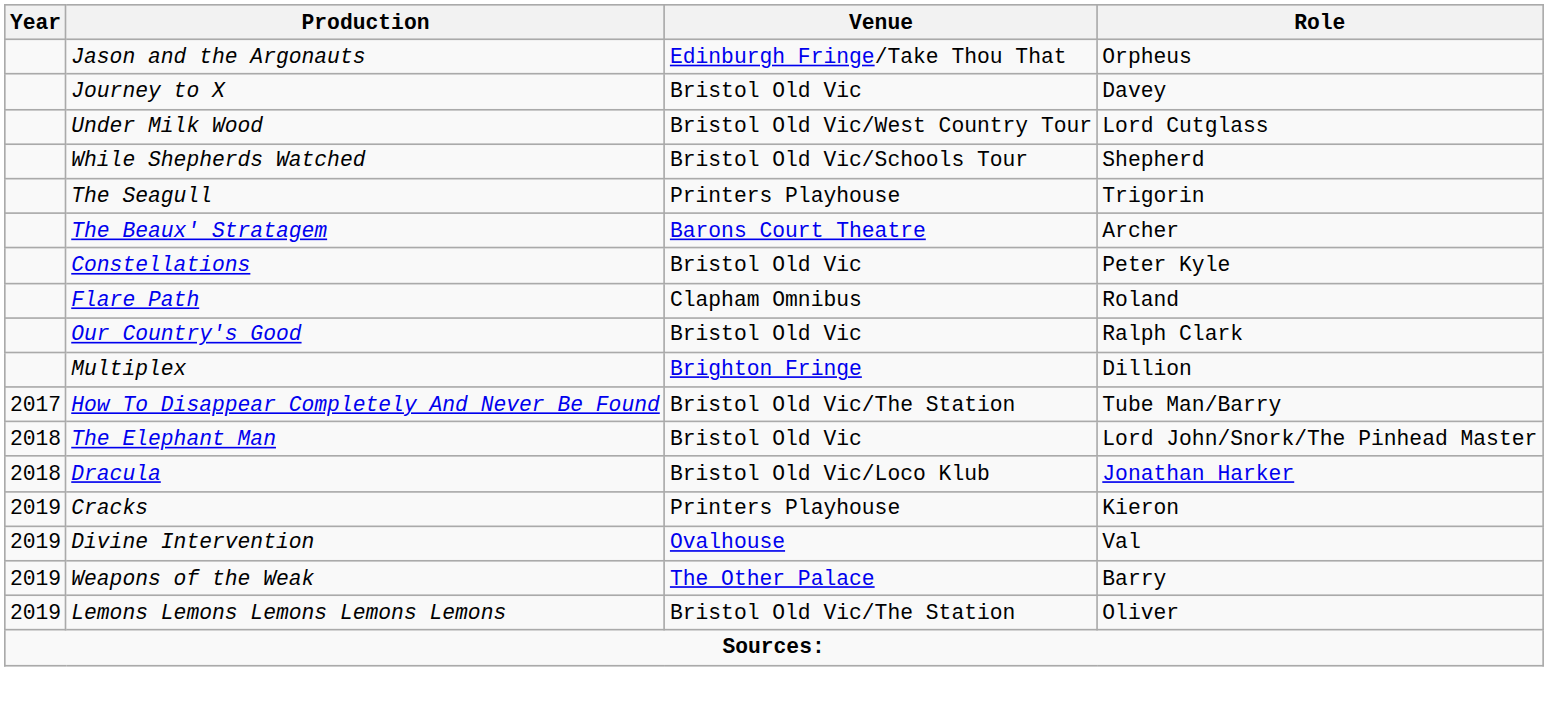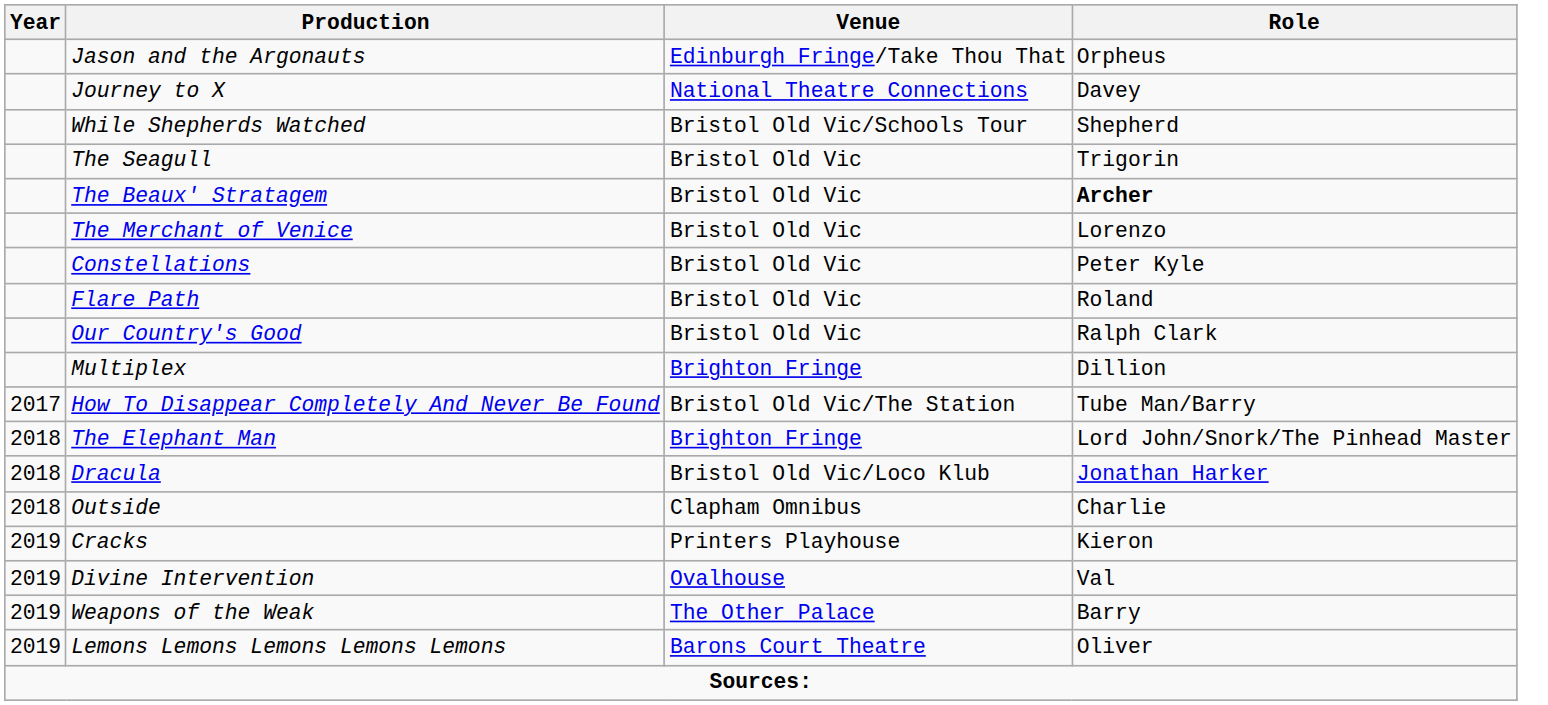(766, 92) Bristol Old Vic -> (849, 92) National Theatre Connections
- row: (167, 126)
(785, 196) Printers Playhouse -> (766, 161) Bristol Old Vic
(798, 231) Barons Court Theatre -> (766, 196) Bristol Old Vic
(1141, 231) normal -> (1115, 196) bold
+ row: (212, 231)
(766, 300) Clapham Omnibus -> (766, 300) Bristol Old Vic
(766, 439) Bristol Old Vic -> (766, 439) Brighton Fringe
+ row: (116, 509)
(843, 613) Bristol Old Vic/The Station -> (798, 648) Barons Court Theatre
